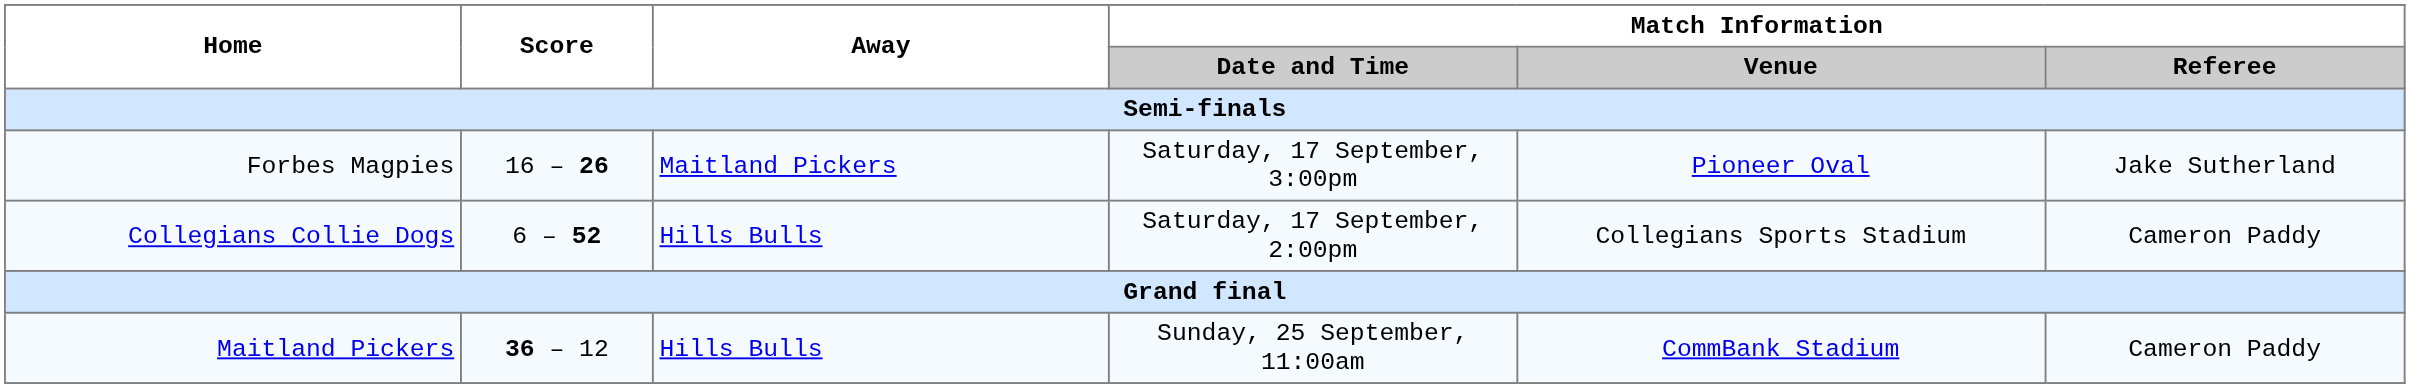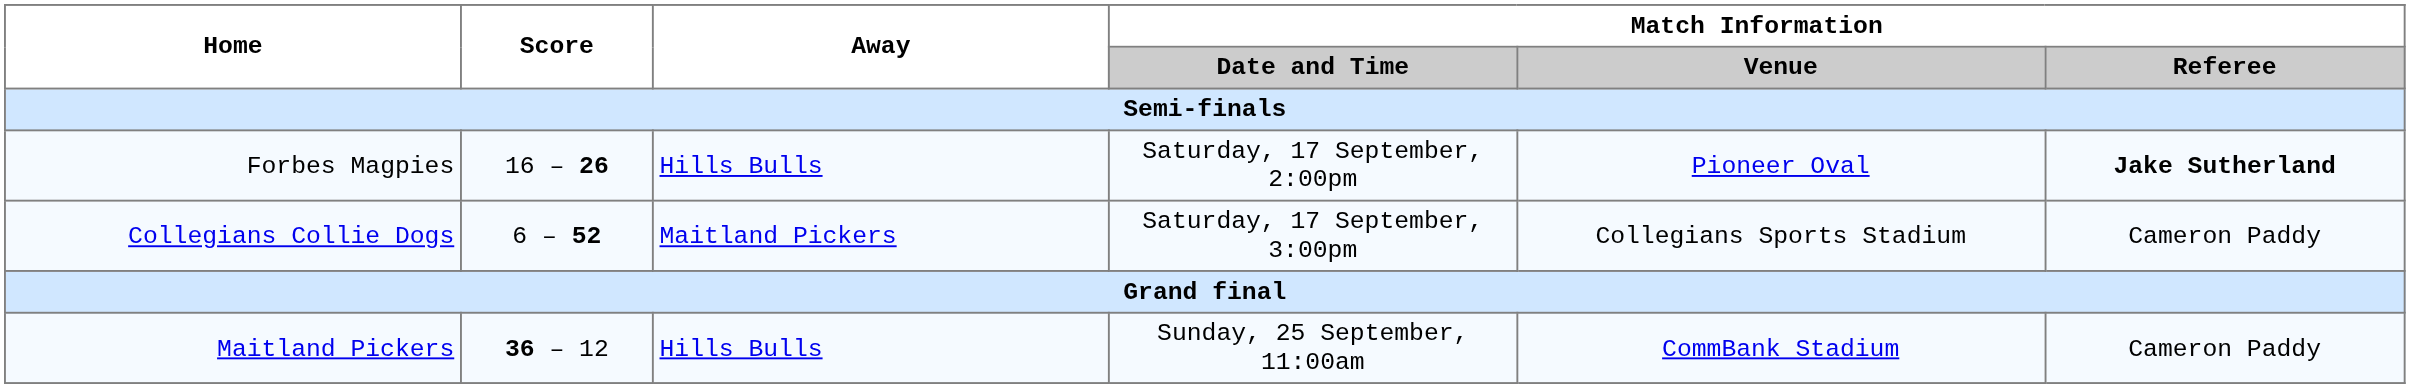(778, 166) Maitland Pickers -> (741, 166) Hills Bulls
(1313, 166) Saturday, 17 September, 3:00pm -> (1313, 166) Saturday, 17 September, 2:00pm
(2225, 166) normal -> (2225, 166) bold
(741, 236) Hills Bulls -> (778, 236) Maitland Pickers
(1313, 236) Saturday, 17 September, 2:00pm -> (1313, 236) Saturday, 17 September, 3:00pm
